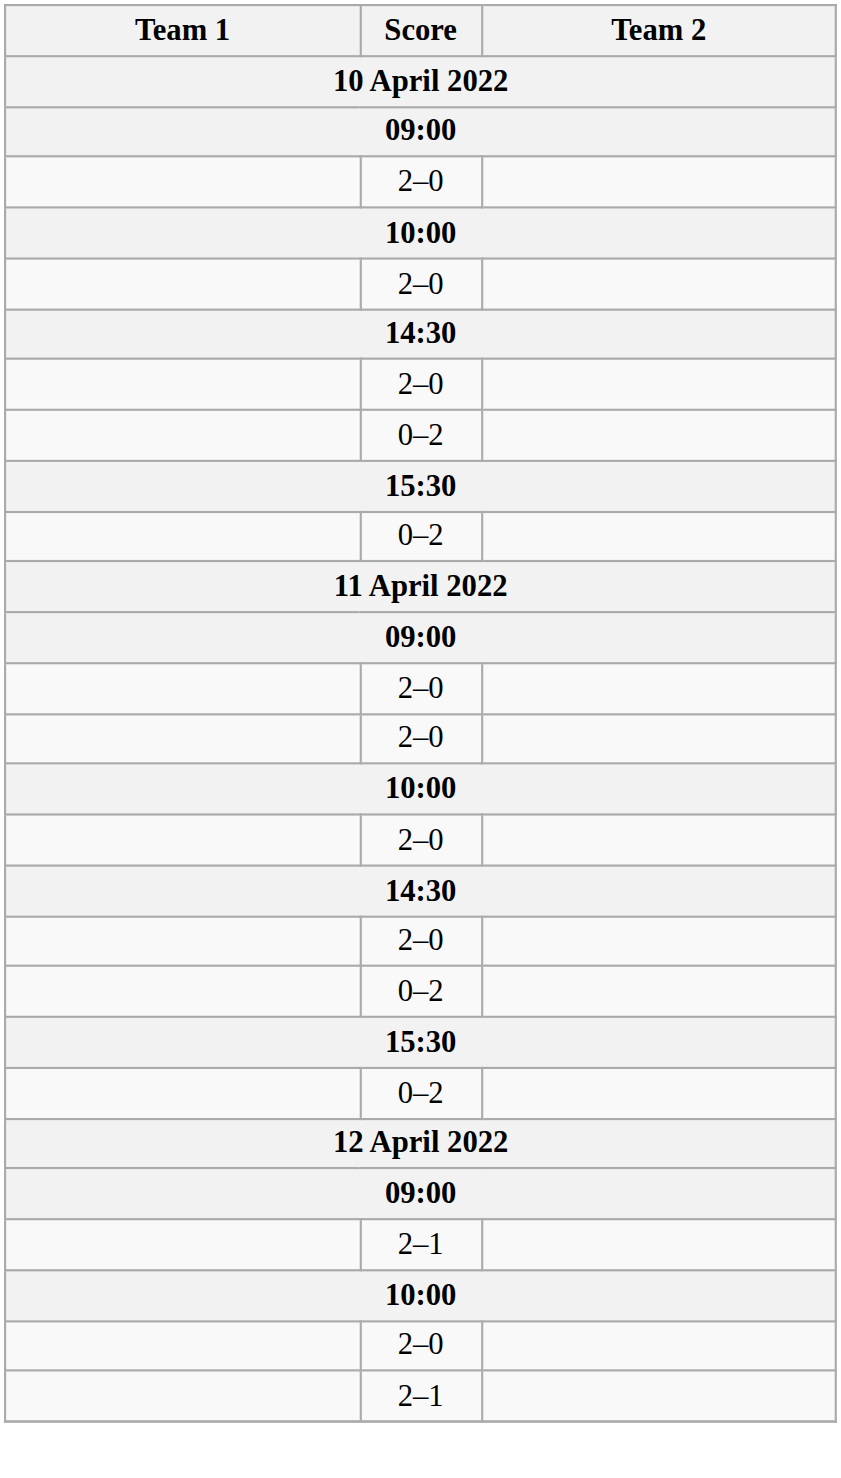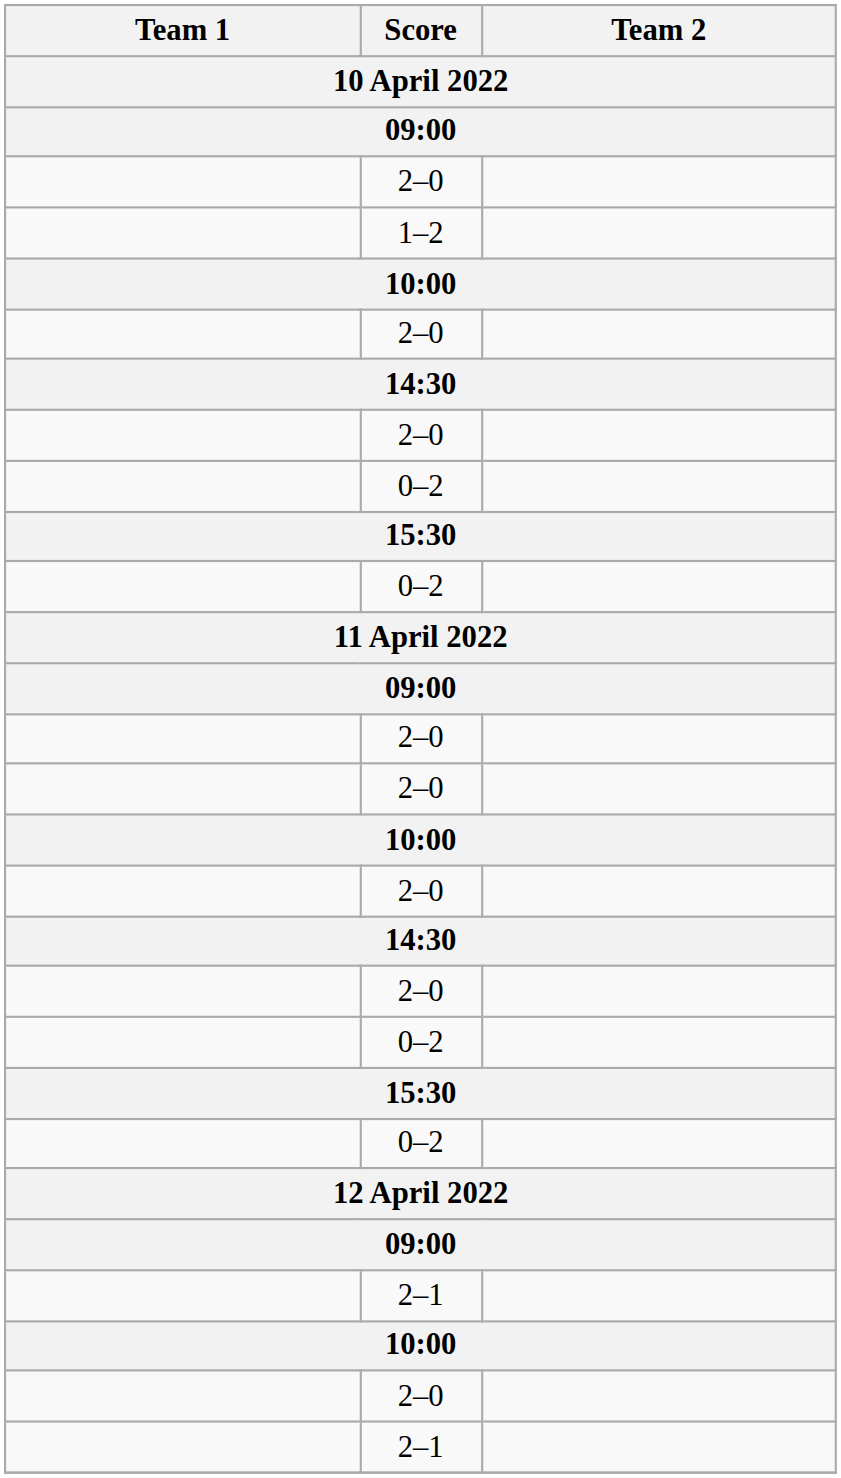+ row: (183, 233)
